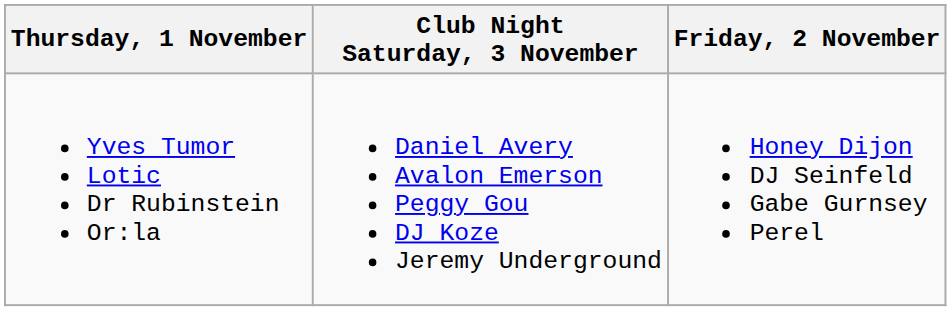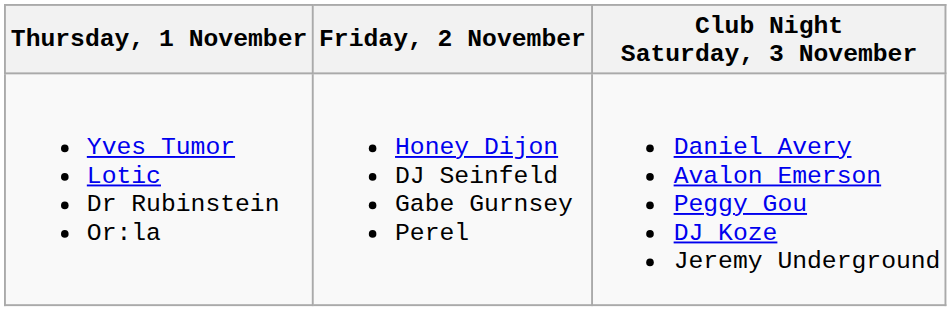columns swapped: (807, 39) <-> (490, 39)
